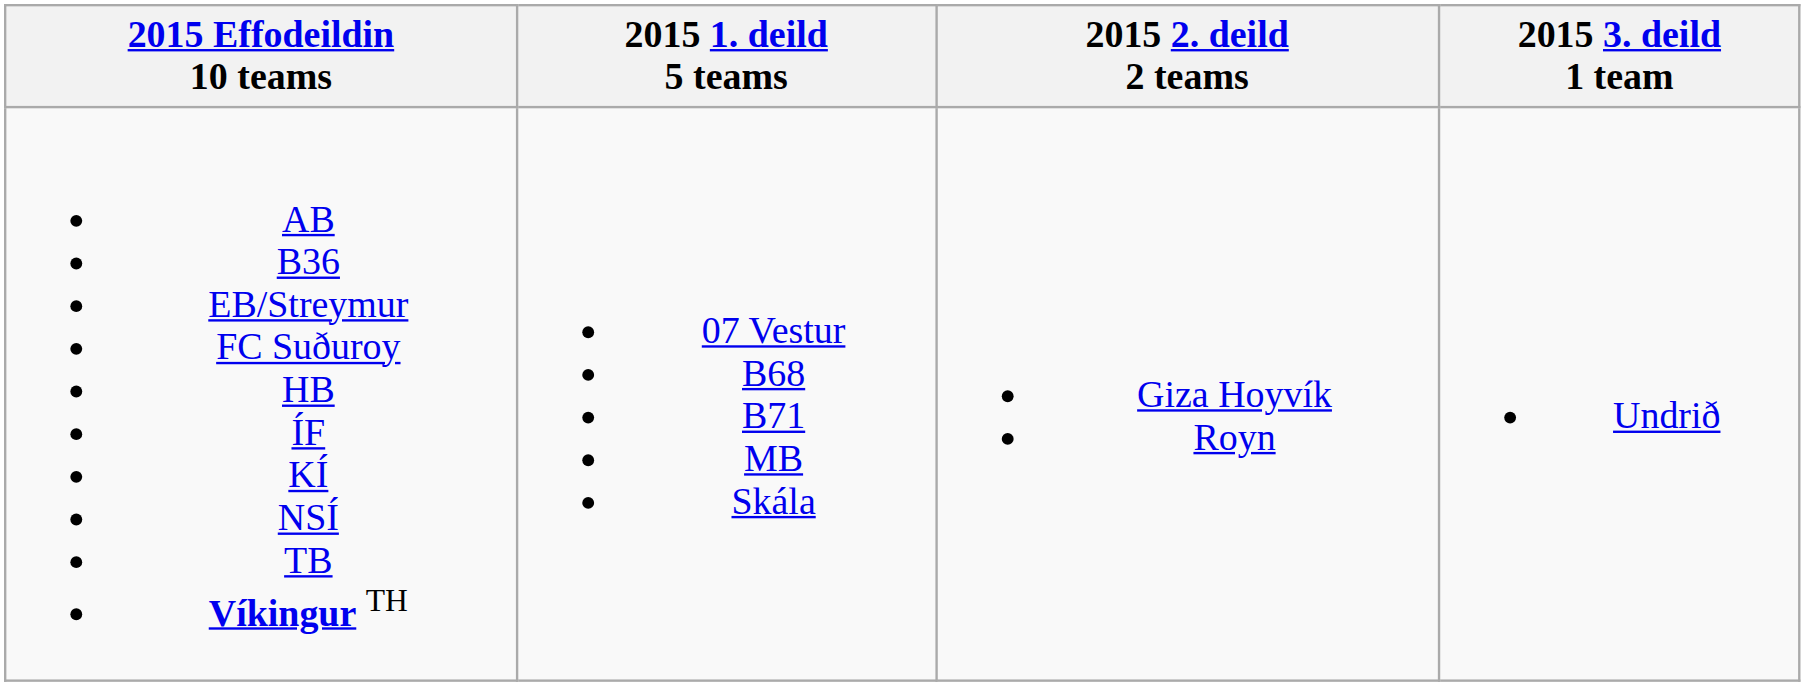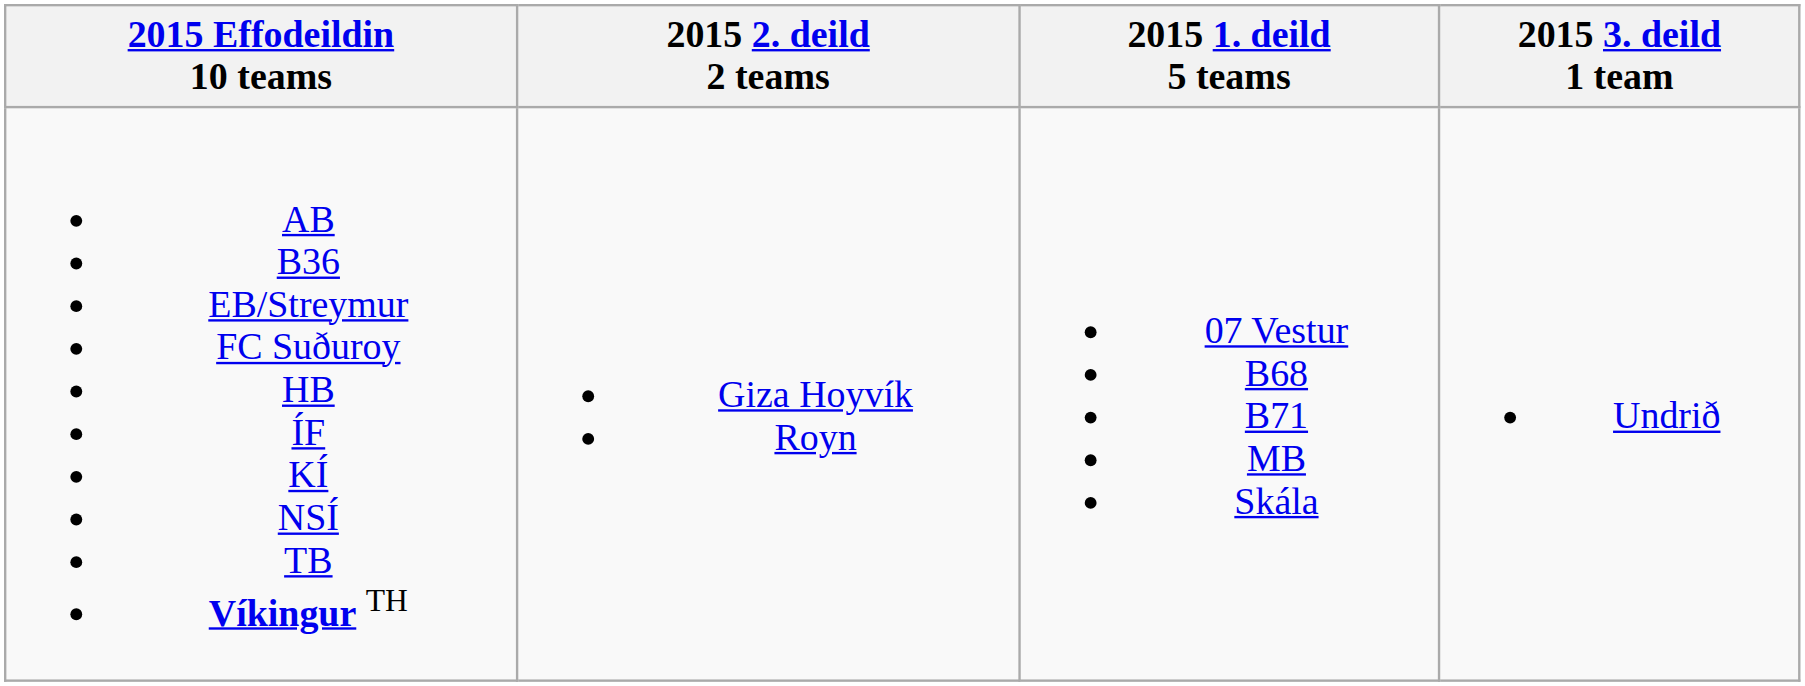columns swapped: (726, 55) <-> (1187, 55)
